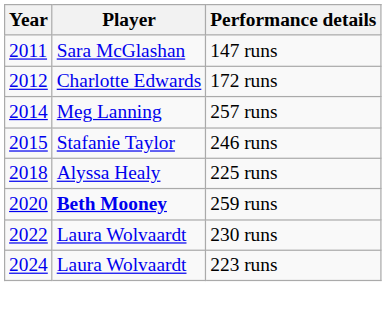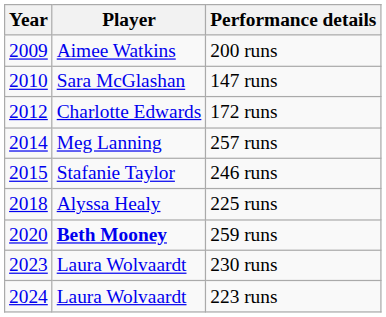+ row: (244, 50)
(28, 50) 2011 -> (28, 81) 2010
(28, 234) 2022 -> (28, 265) 2023
